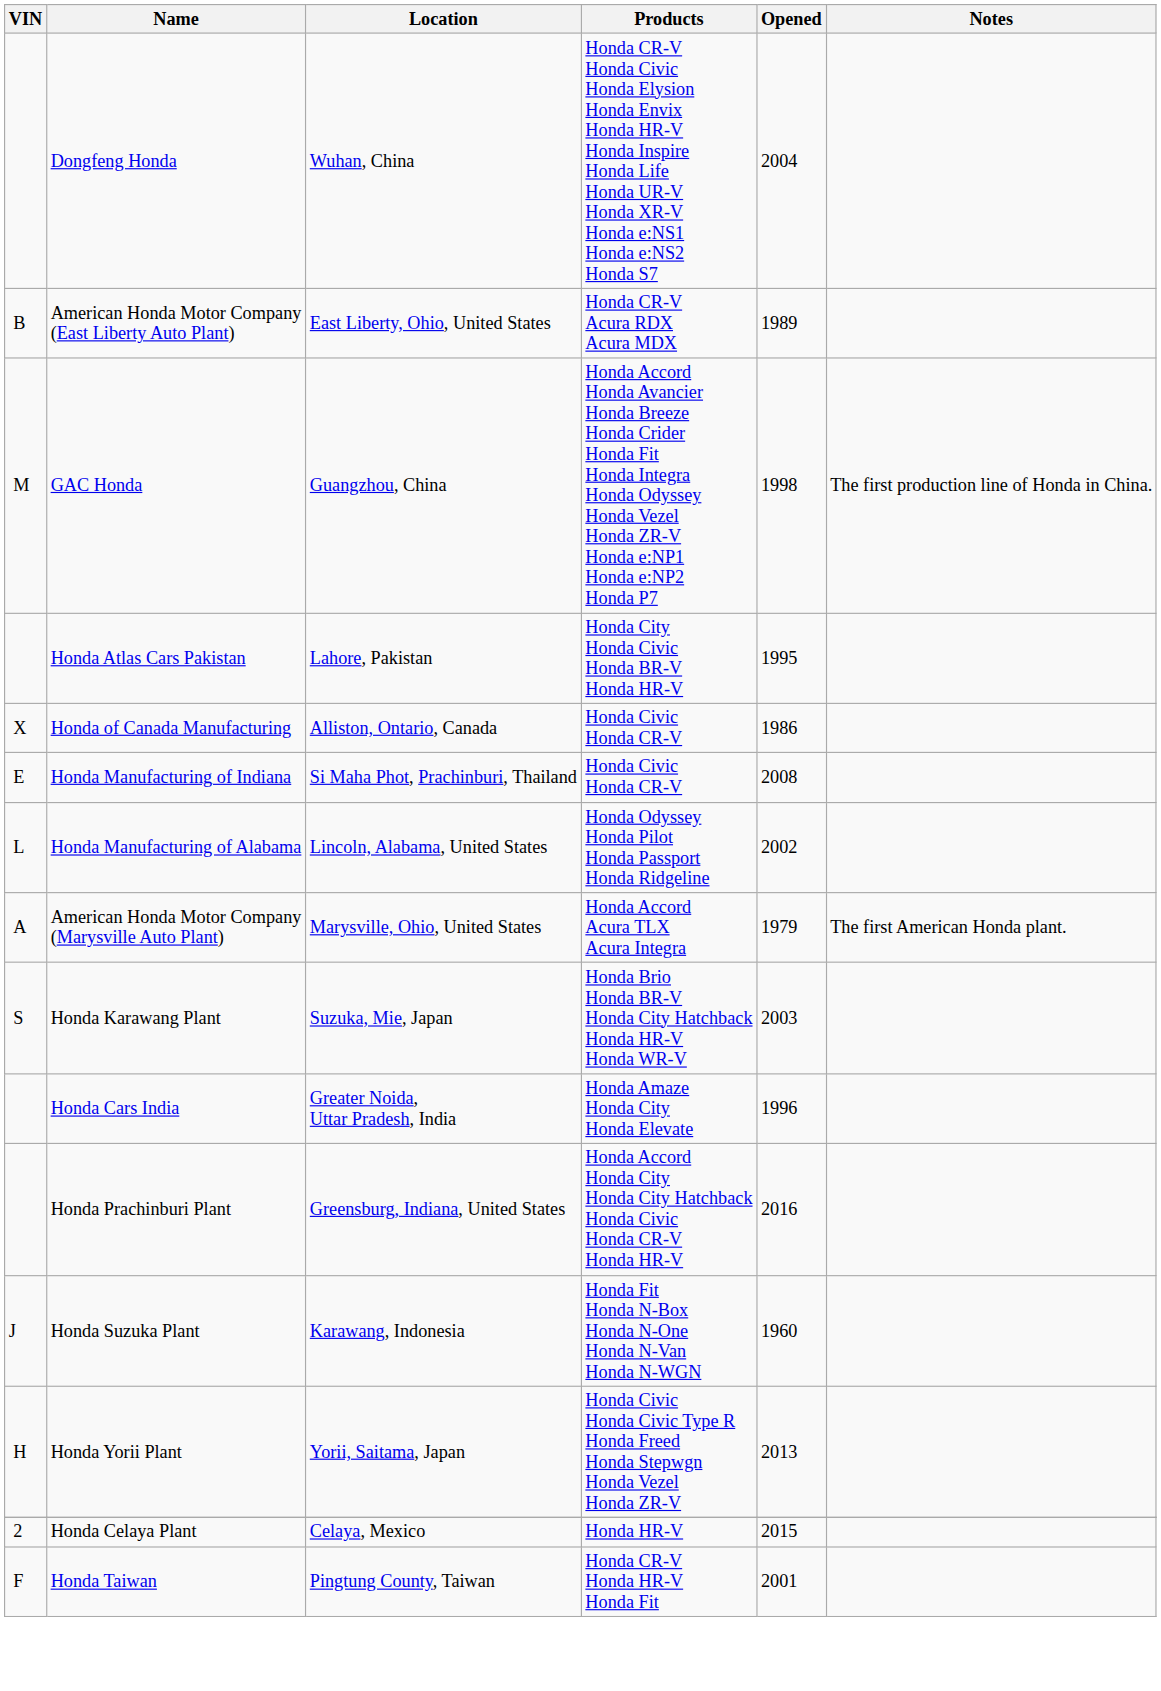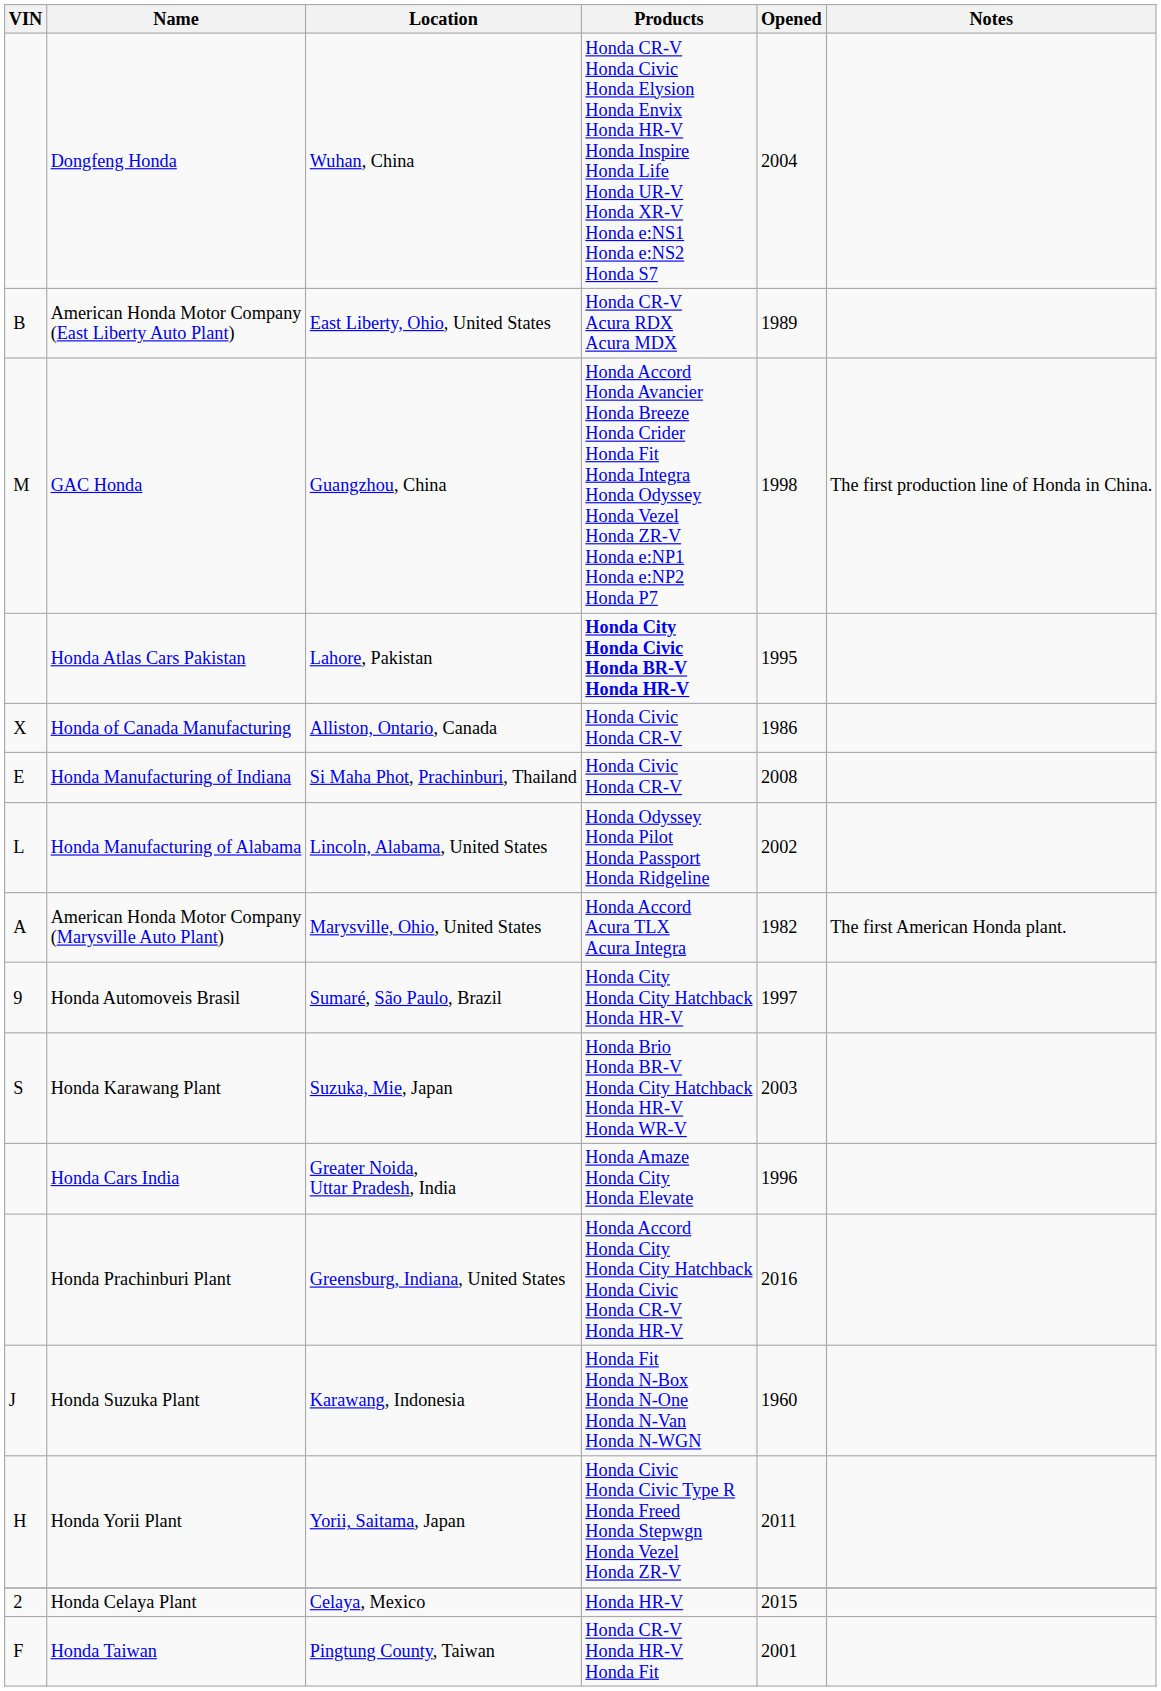(634, 657) normal -> (637, 657) bold
(779, 927) 1979 -> (779, 927) 1982
+ row: (145, 997)
(779, 1451) 2013 -> (779, 1521) 2011
